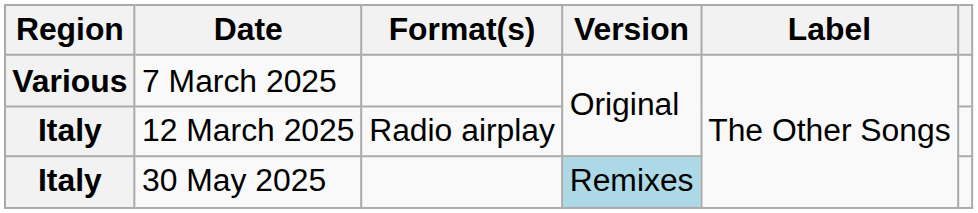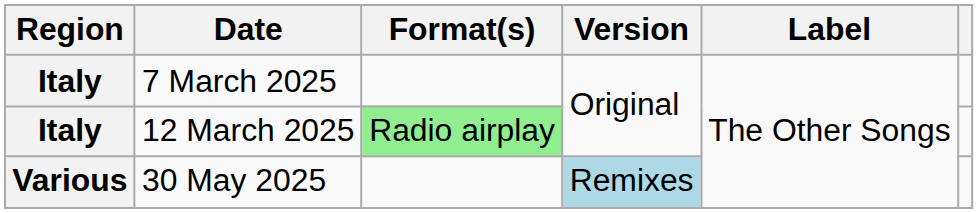(70, 80) Various -> (70, 80) Italy
(462, 130) no background -> (462, 130) lightgreen background
(70, 181) Italy -> (70, 181) Various
